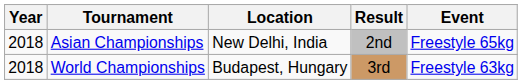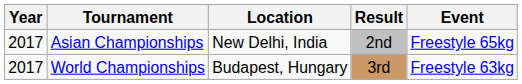(26, 42) 2018 -> (26, 42) 2017
(26, 67) 2018 -> (26, 67) 2017
